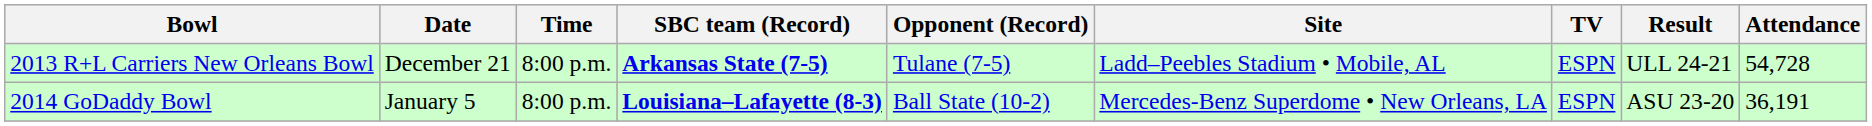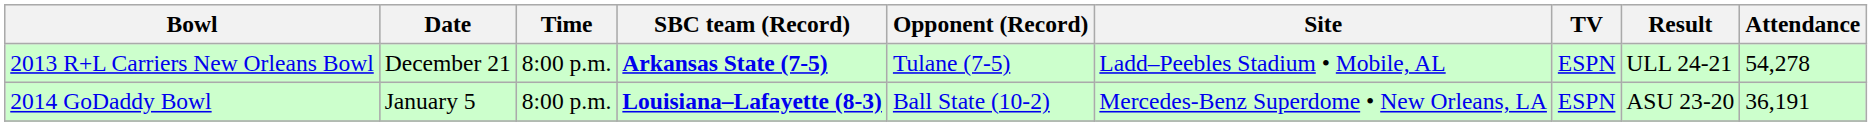(1778, 62) 54,728 -> (1778, 62) 54,278
